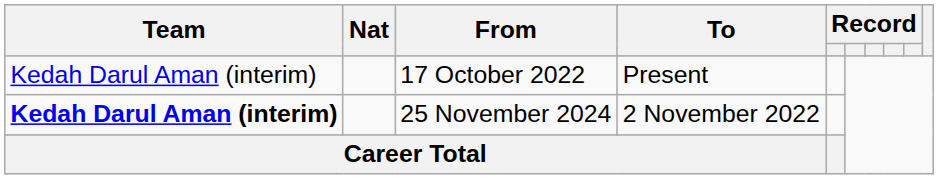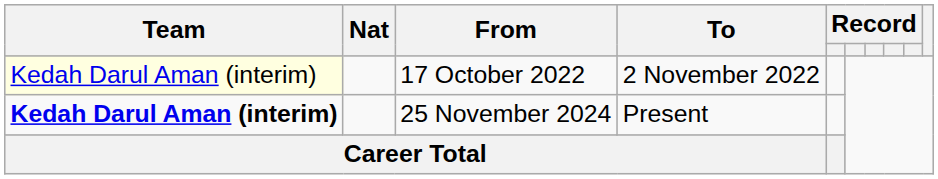(163, 74) no background -> (163, 74) lightyellow background
(665, 74) Present -> (721, 74) 2 November 2022
(721, 114) 2 November 2022 -> (665, 114) Present
